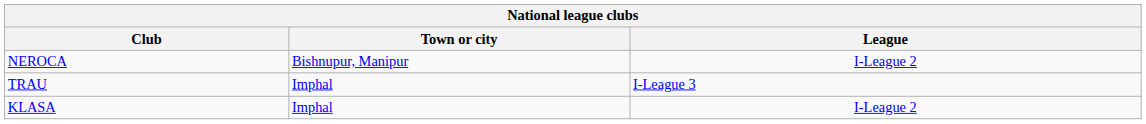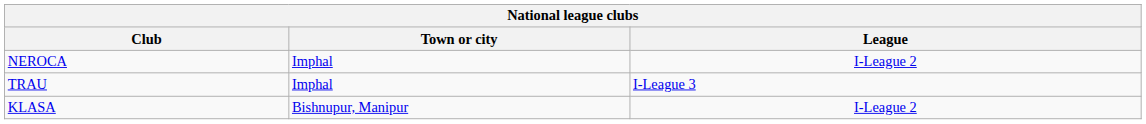(350, 61) Bishnupur, Manipur -> (312, 61) Imphal
(312, 107) Imphal -> (350, 107) Bishnupur, Manipur
